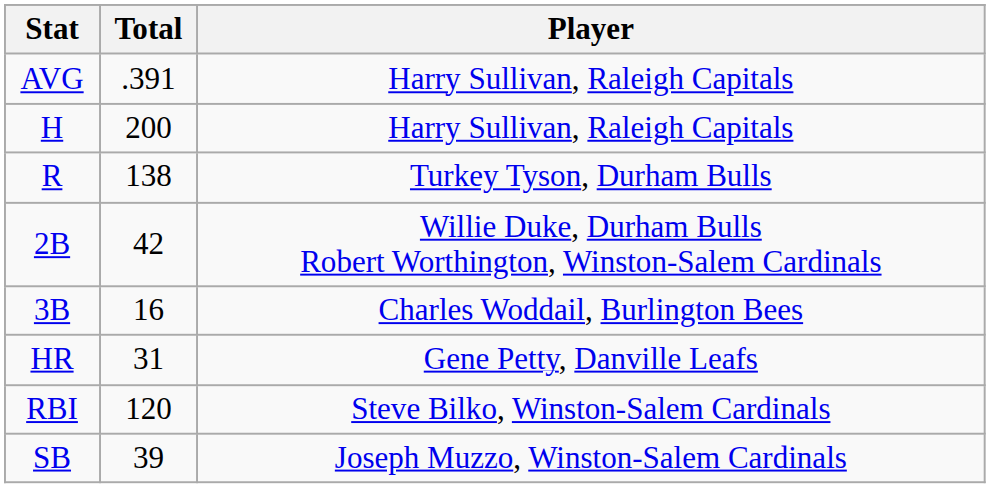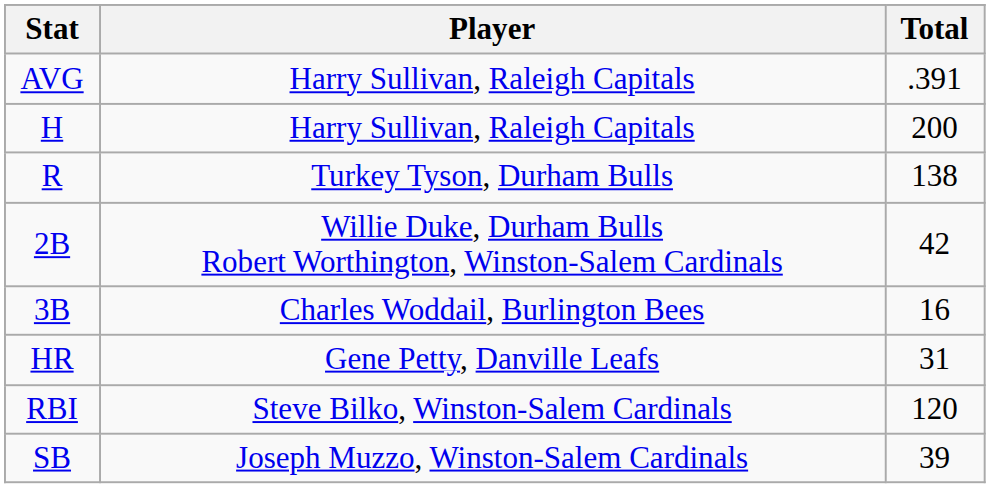columns swapped: (591, 29) <-> (148, 29)
